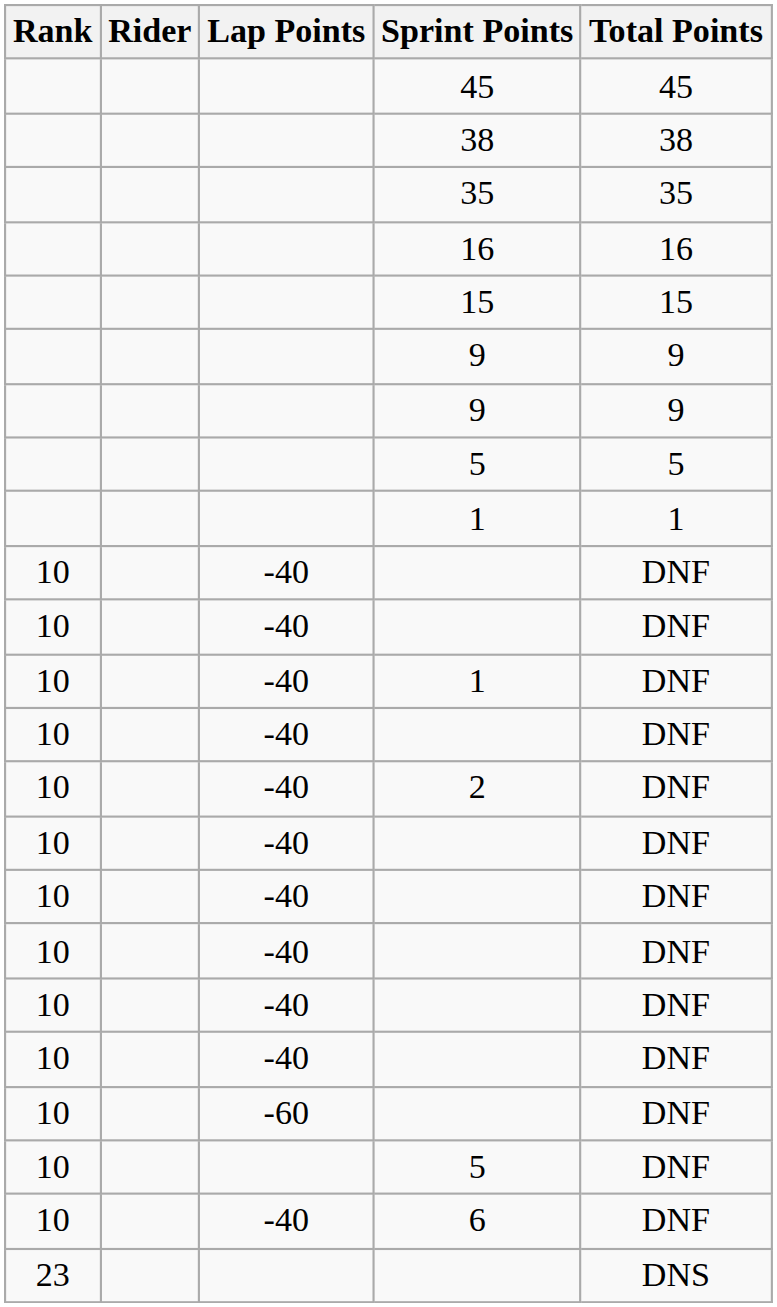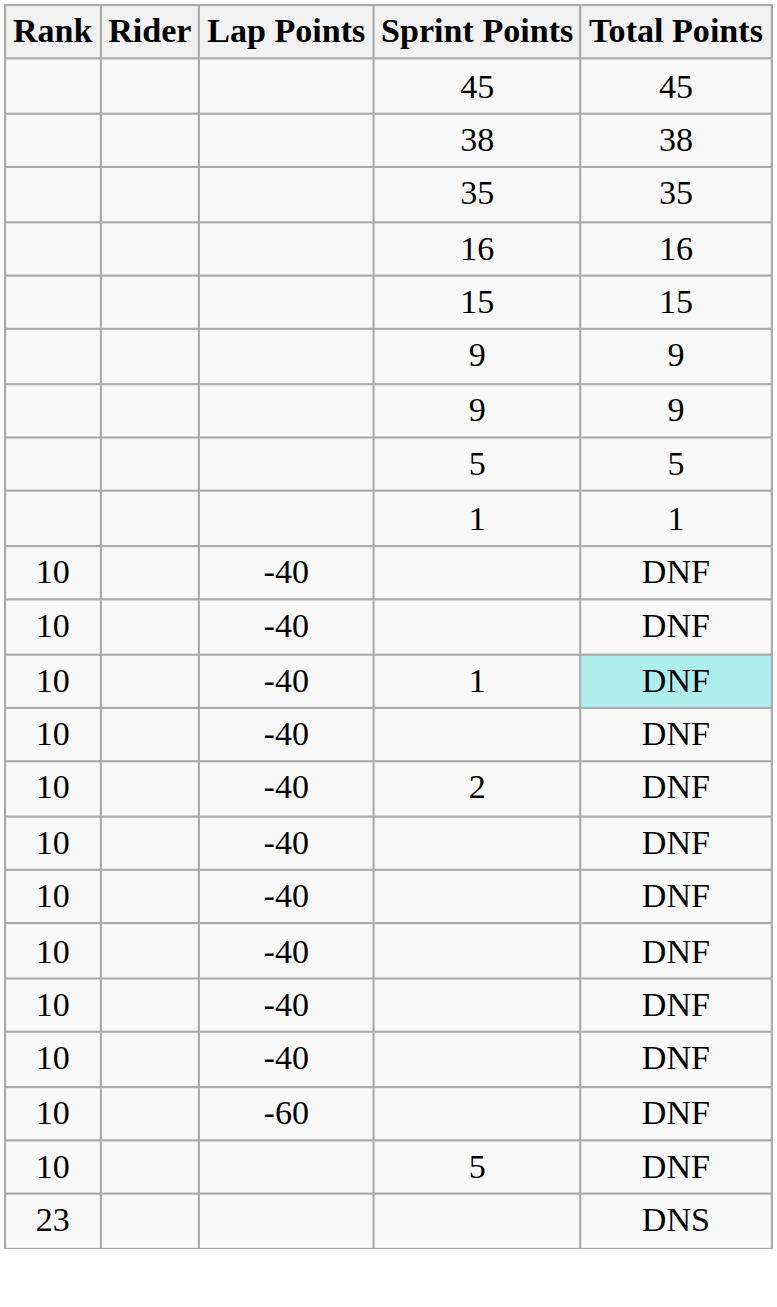(676, 680) no background -> (676, 680) paleturquoise background
- row: (53, 1220)
